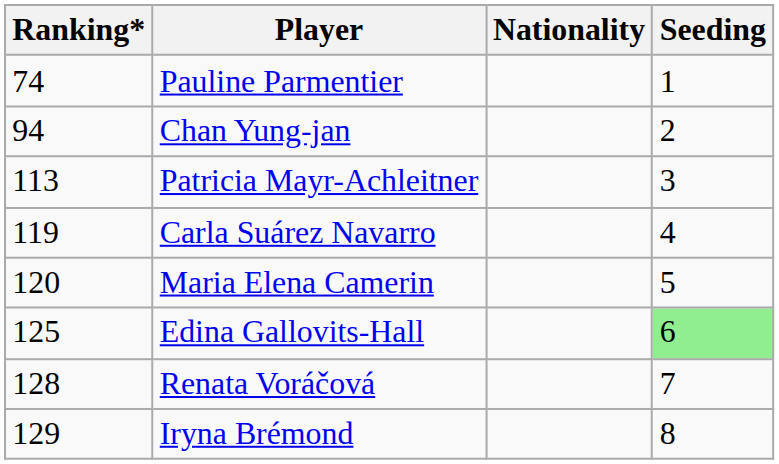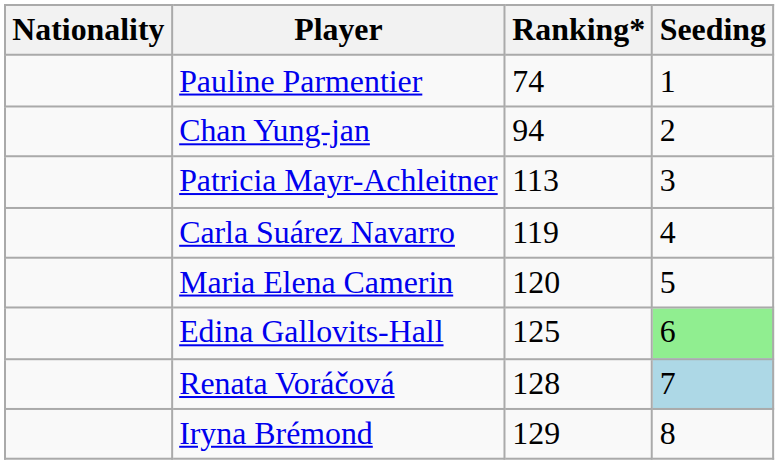columns swapped: (569, 29) <-> (79, 29)
(668, 383) no background -> (668, 383) lightblue background
